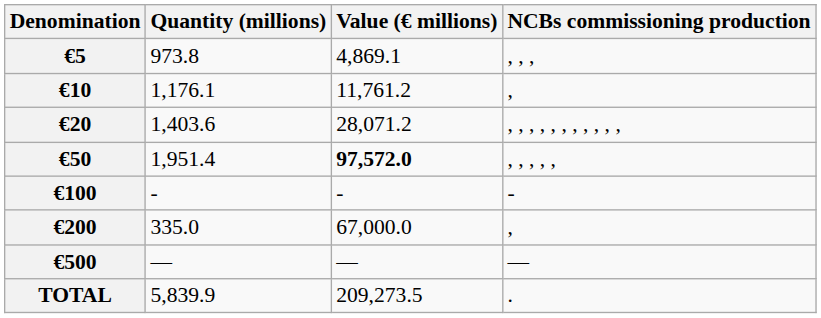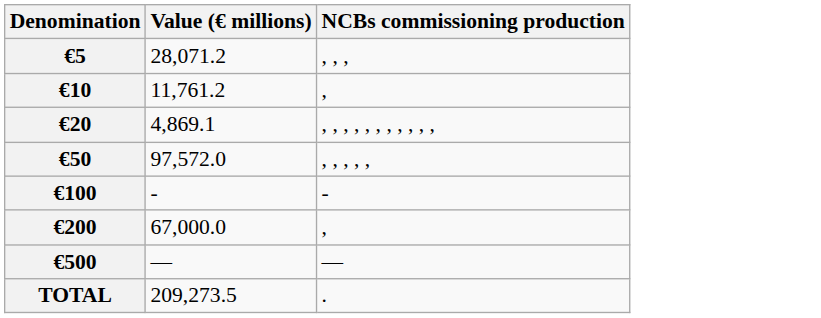- column: (238, 21)
(369, 55) 4,869.1 -> (188, 55) 28,071.2
(374, 124) 28,071.2 -> (183, 124) 4,869.1
(374, 158) bold -> (188, 158) normal
